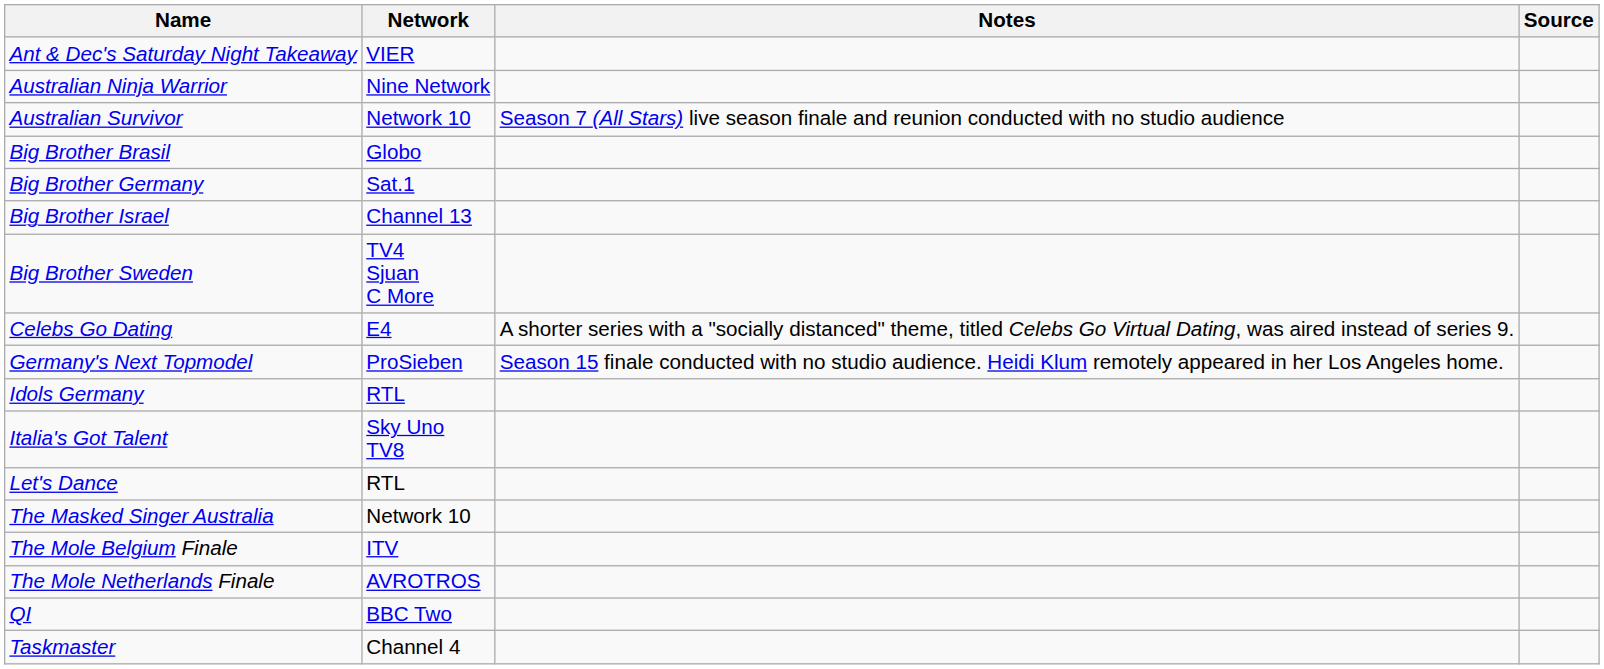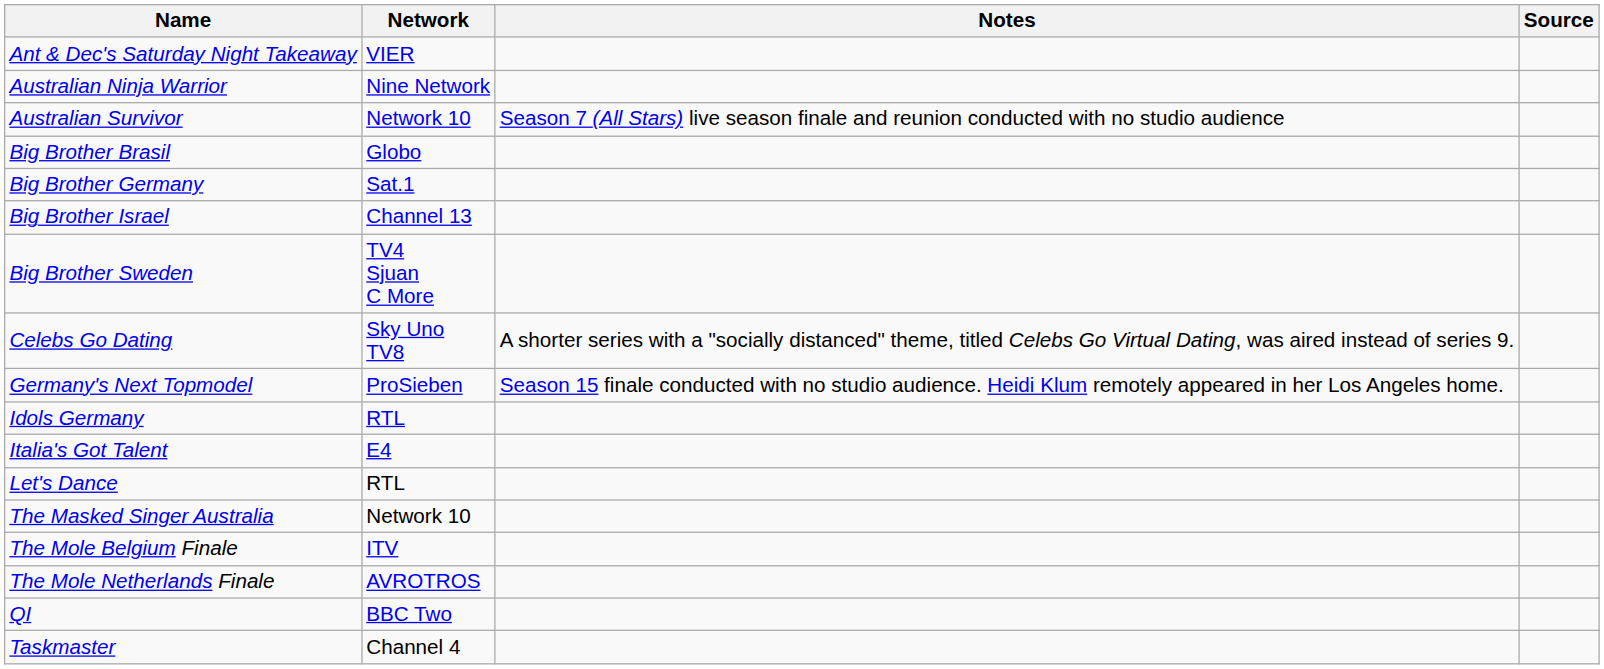(379, 329) E4 -> (405, 340) Sky Uno TV8
(405, 438) Sky Uno TV8 -> (379, 450) E4
